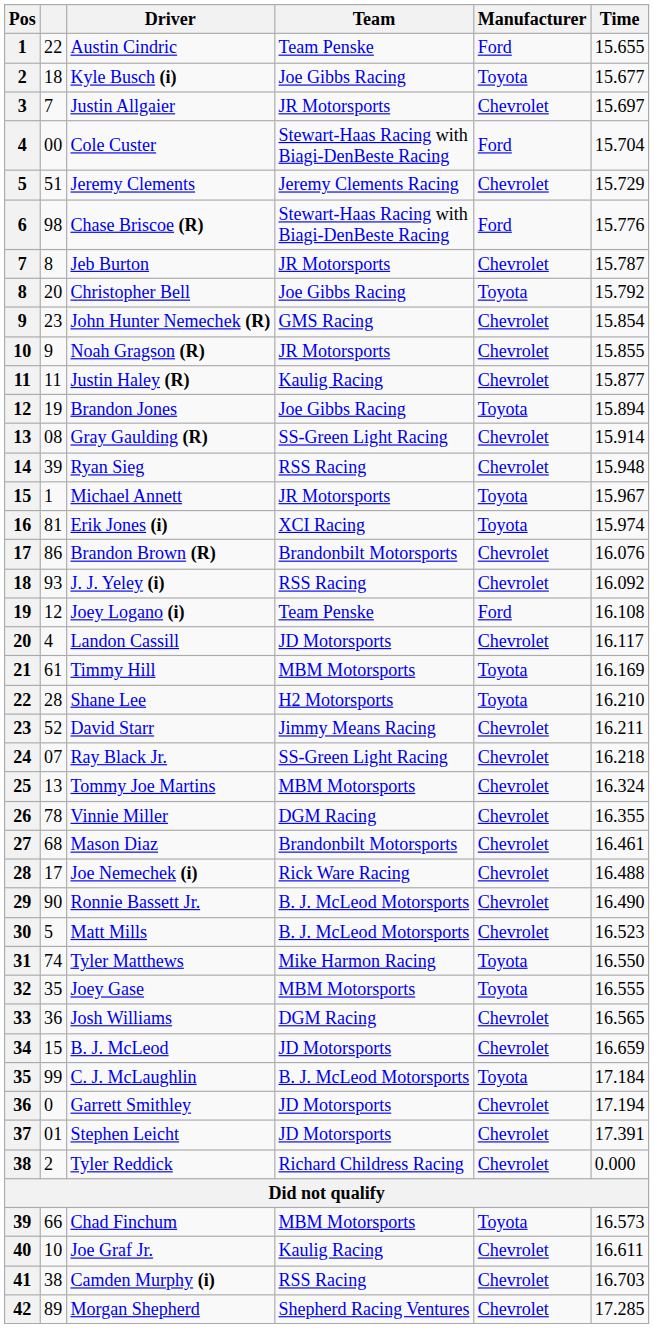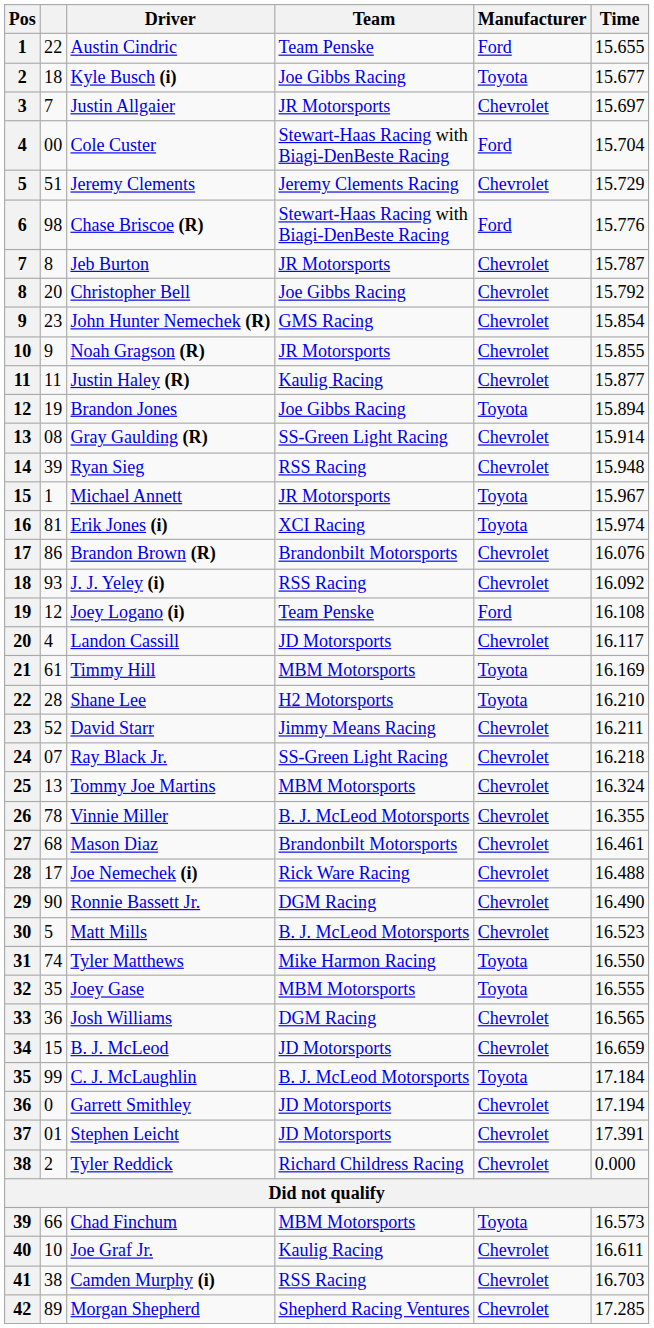(503, 292) Toyota -> (513, 292) Chevrolet
(327, 815) DGM Racing -> (374, 815) B. J. McLeod Motorsports
(374, 902) B. J. McLeod Motorsports -> (327, 902) DGM Racing
